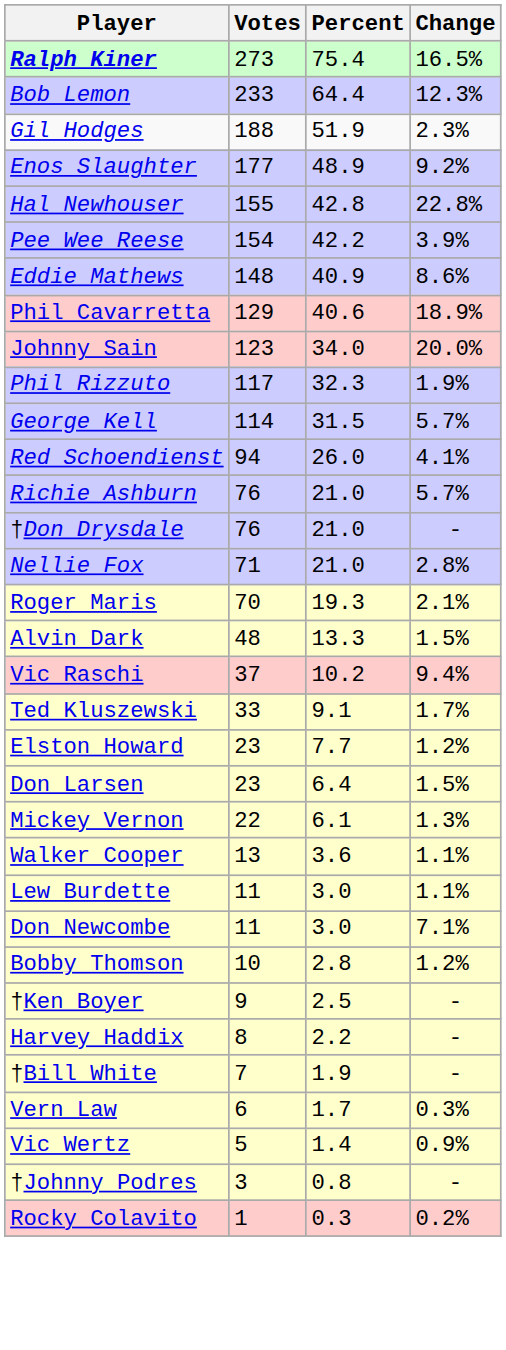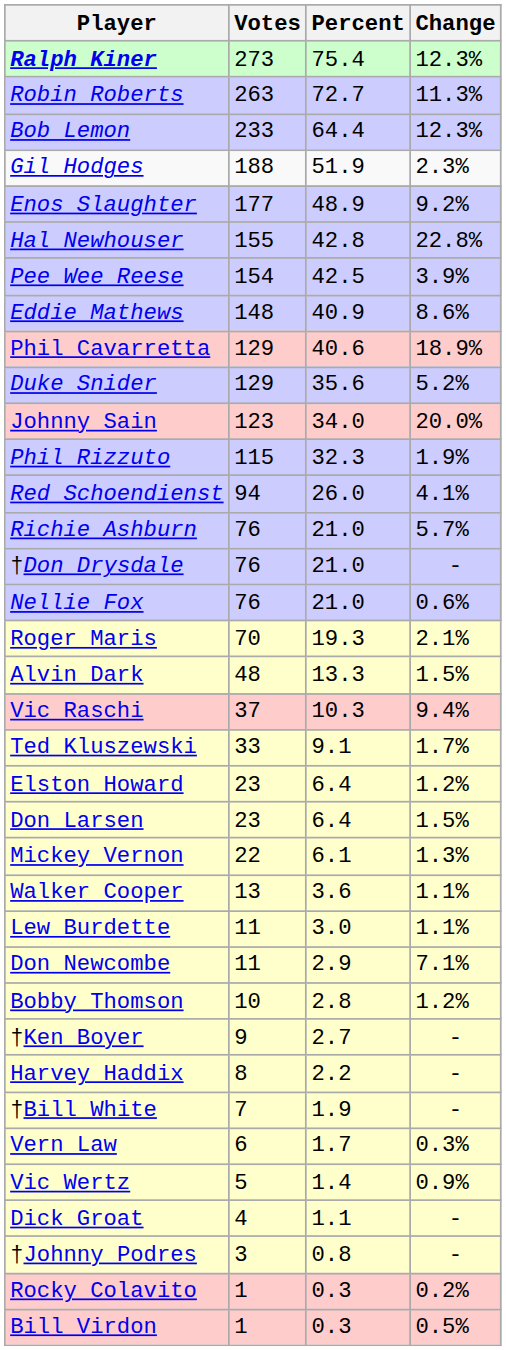(449, 59) 16.5% -> (449, 59) 12.3%
+ row: (97, 95)
(338, 240) 42.2 -> (338, 277) 42.5
+ row: (84, 385)
(254, 385) 117 -> (254, 458) 115
- row: (84, 422)
(248, 566) 71 -> (248, 603) 76
(442, 566) 2.8% -> (442, 603) 0.6%
(338, 675) 10.2 -> (338, 711) 10.3
(331, 748) 7.7 -> (331, 784) 6.4
(331, 929) 3.0 -> (331, 965) 2.9
(331, 1001) 2.5 -> (331, 1037) 2.7
+ row: (77, 1219)
+ row: (84, 1327)
